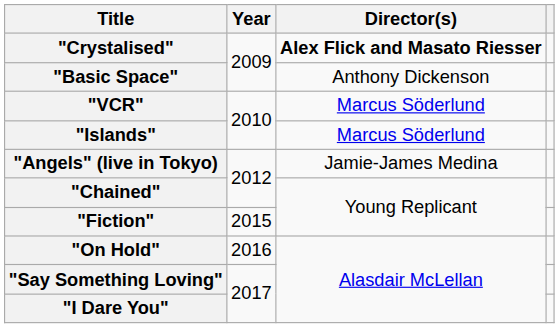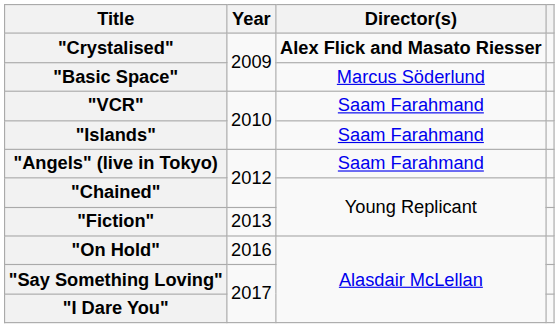(411, 76) Anthony Dickenson -> (411, 76) Marcus Söderlund
(411, 105) Marcus Söderlund -> (411, 105) Saam Farahmand
(411, 134) Marcus Söderlund -> (411, 134) Saam Farahmand
(411, 163) Jamie-James Medina -> (411, 163) Saam Farahmand
(251, 221) 2015 -> (251, 221) 2013
